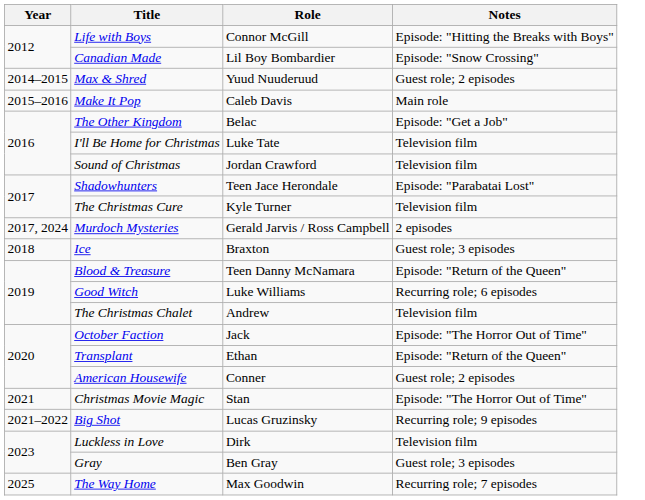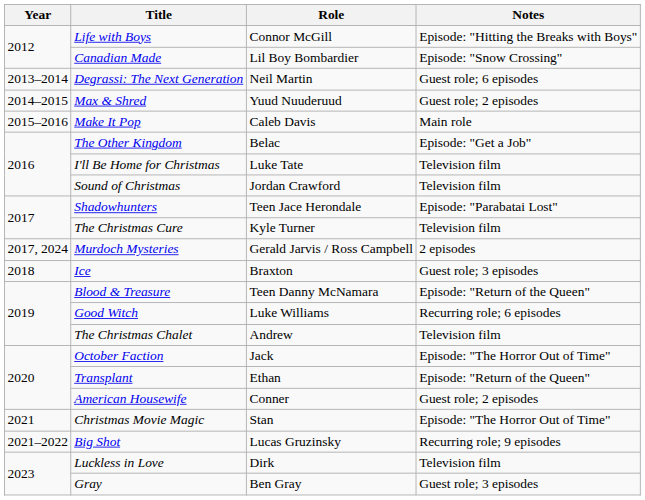+ row: (159, 79)
- row: (115, 484)
